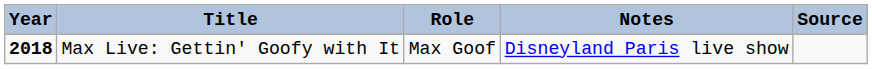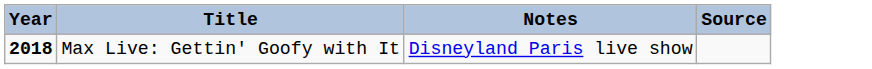- column: (452, 20)
